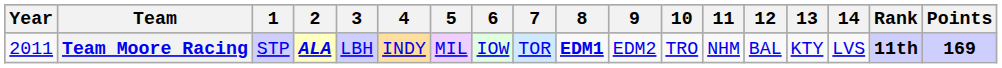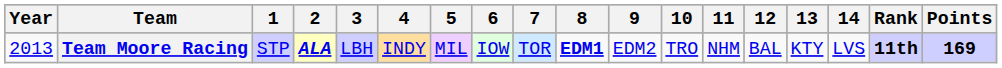(31, 48) 2011 -> (31, 48) 2013
